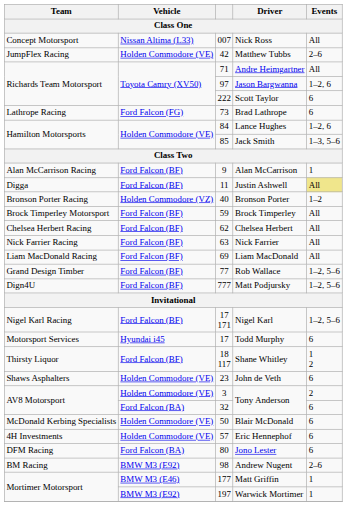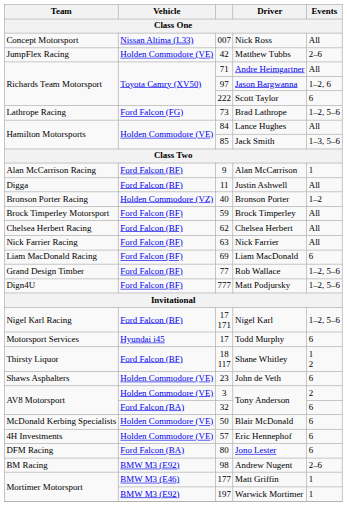(311, 112) 6 -> (324, 112) 1–2, 5–6
(320, 127) 1–2, 6 -> (314, 127) All
(314, 184) khaki background -> (314, 184) no background
(314, 257) All -> (311, 257) 6
